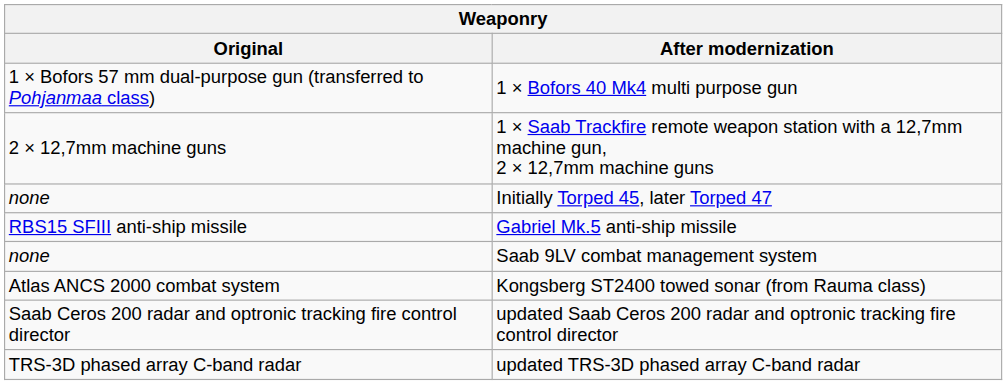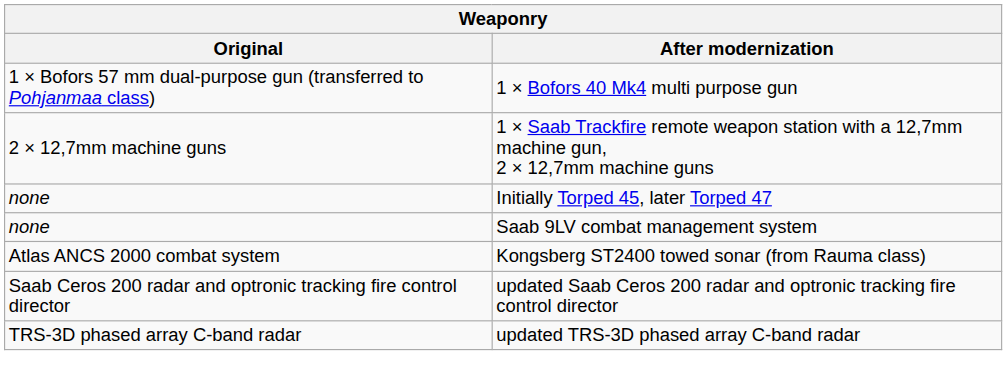- row: (617, 227)
